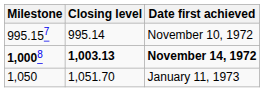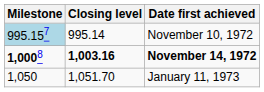(28, 34) no background -> (28, 34) lightblue background
(91, 56) 1,003.13 -> (91, 56) 1,003.16
